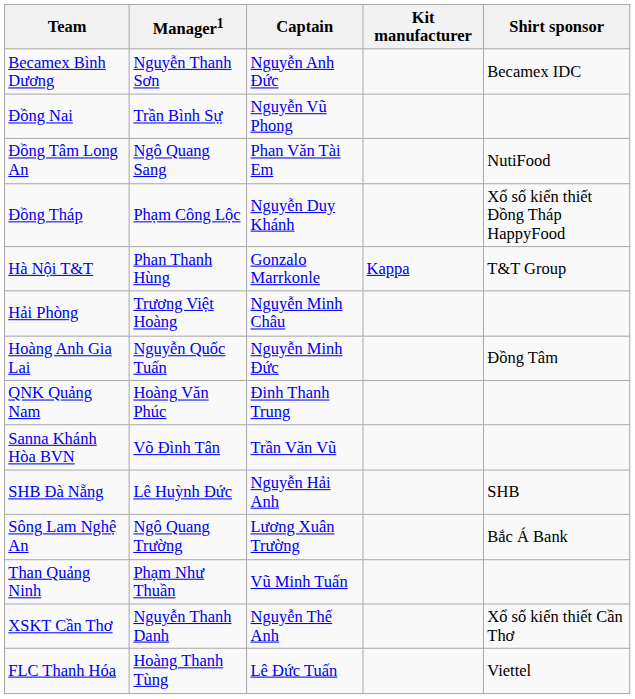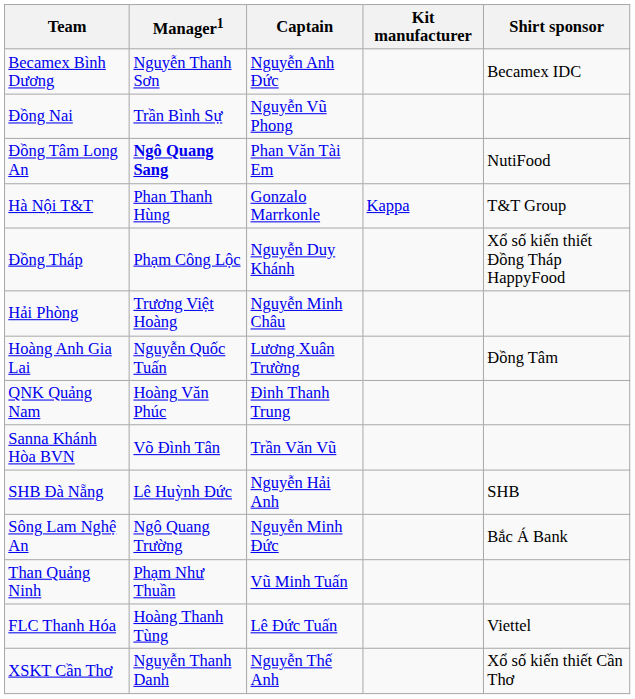(172, 160) normal -> (173, 160) bold
rows swapped: (45, 214) <-> (51, 268)
(297, 358) Nguyễn Minh Đức -> (293, 358) Lương Xuân Trường
(293, 536) Lương Xuân Trường -> (297, 536) Nguyễn Minh Đức
rows swapped: (62, 670) <-> (60, 626)
